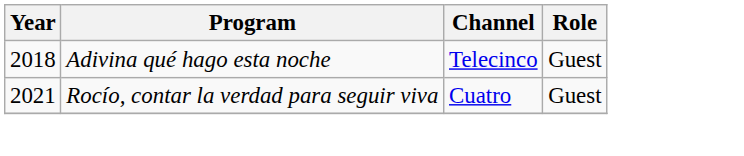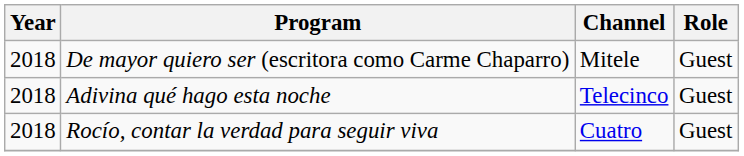+ row: (318, 58)
(33, 95) 2021 -> (33, 131) 2018
